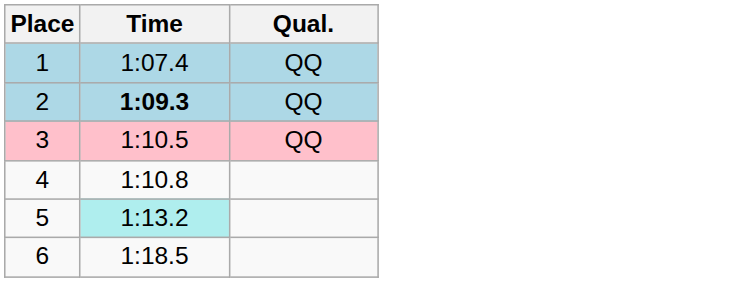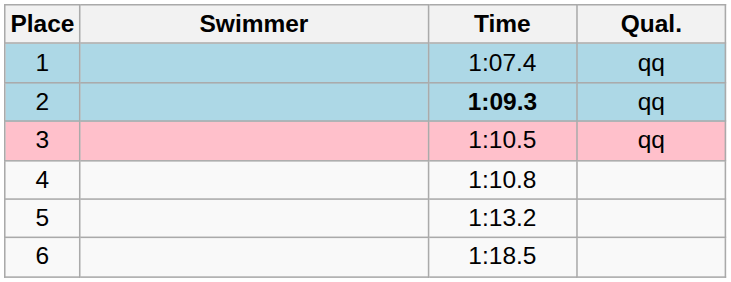+ column: (254, 23)
(303, 62) QQ -> (651, 62) qq
(303, 101) QQ -> (651, 101) qq
(303, 140) QQ -> (651, 140) qq
(155, 218) paleturquoise background -> (502, 218) no background
